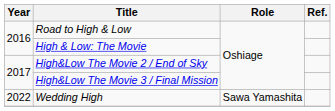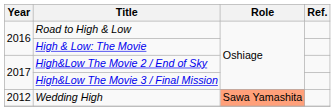(19, 98) 2022 -> (19, 98) 2012
(263, 98) no background -> (263, 98) lightsalmon background
